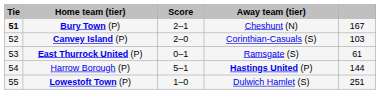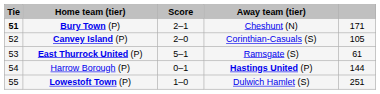(357, 26) 167 -> (357, 26) 171
(357, 40) 103 -> (357, 40) 105
(181, 54) 0–1 -> (181, 54) 5–1
(181, 68) 5–1 -> (181, 68) 0–1
